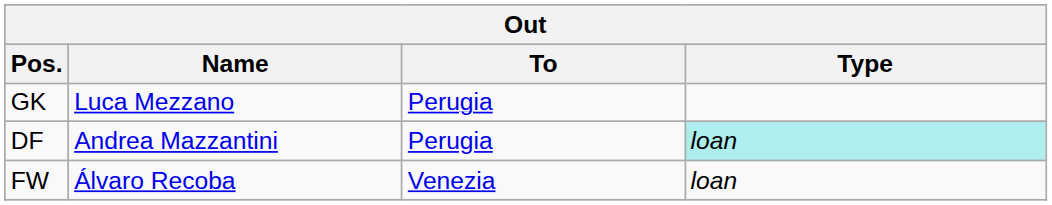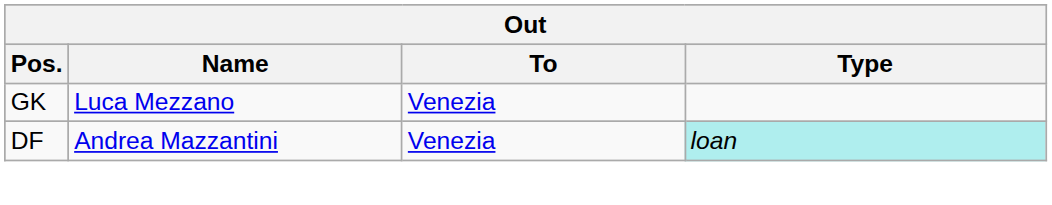(450, 103) Perugia -> (452, 103) Venezia
(450, 141) Perugia -> (452, 141) Venezia
- row: (30, 180)
